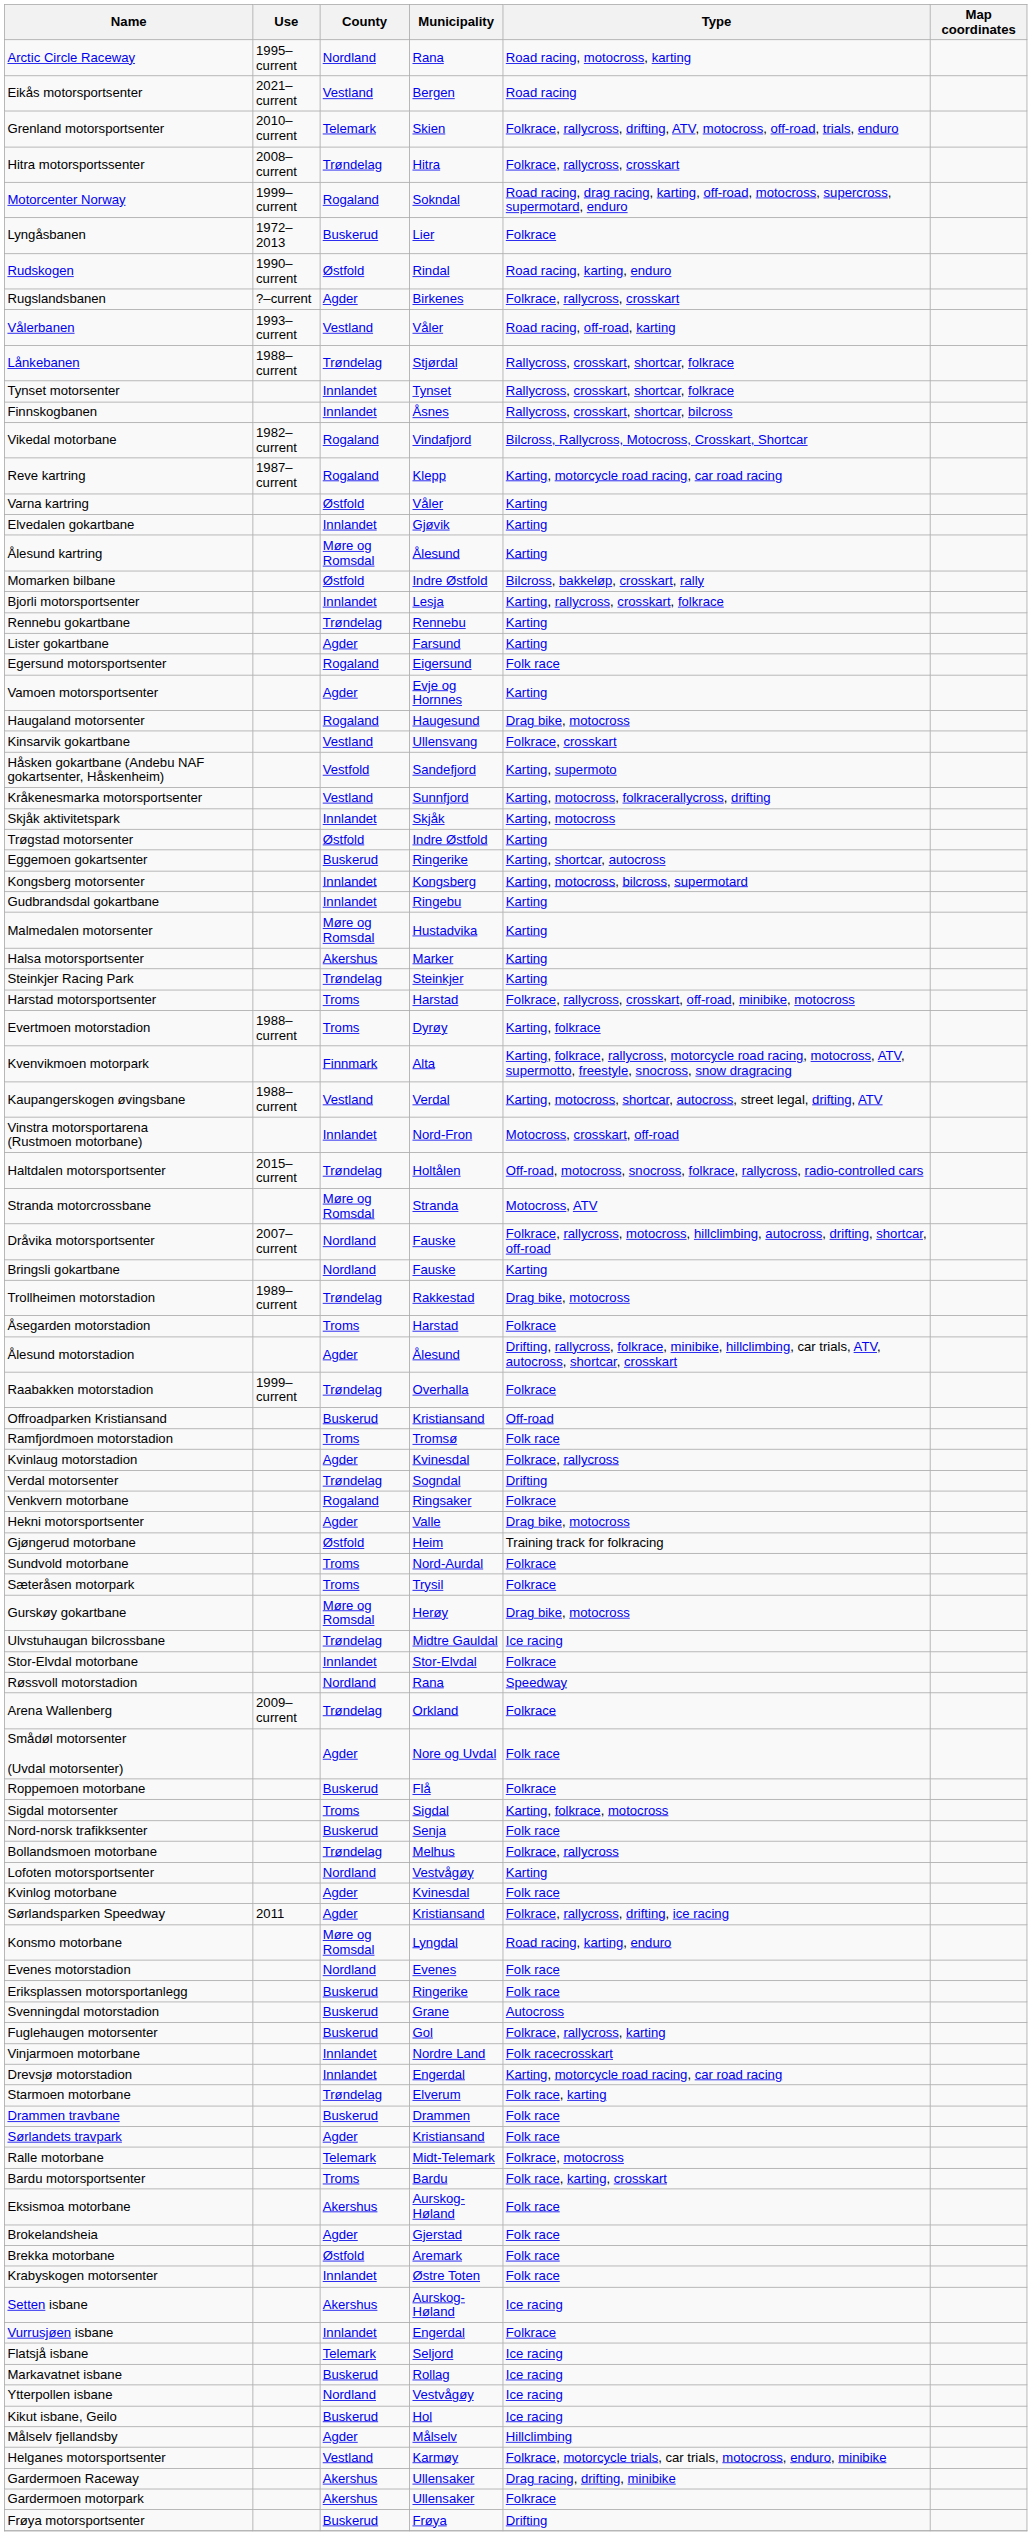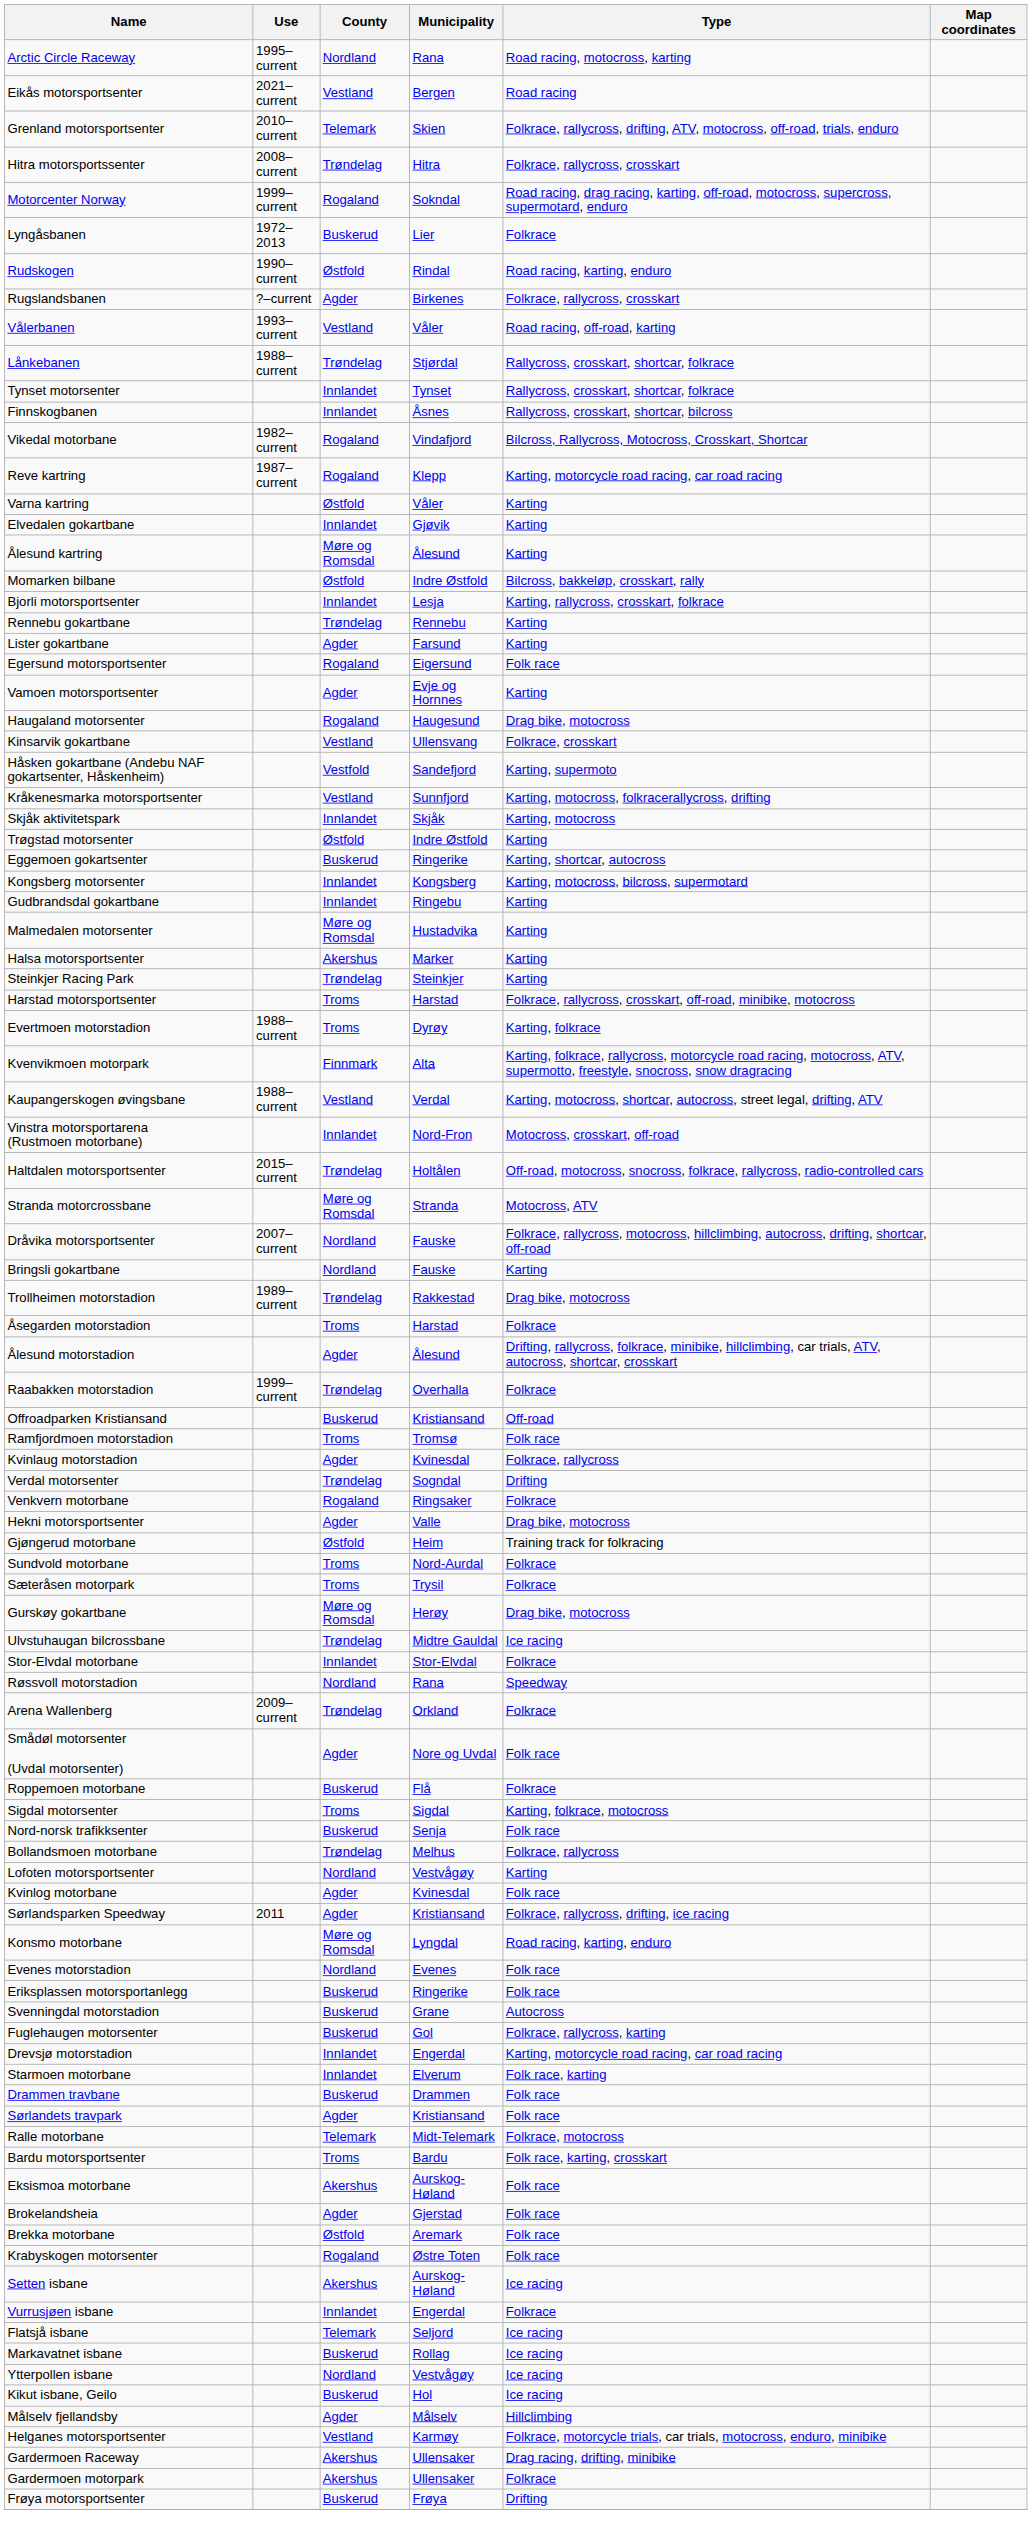- row: (74, 2053)
(352, 2095) Trøndelag -> (350, 2074) Innlandet
(350, 2276) Innlandet -> (351, 2255) Rogaland
